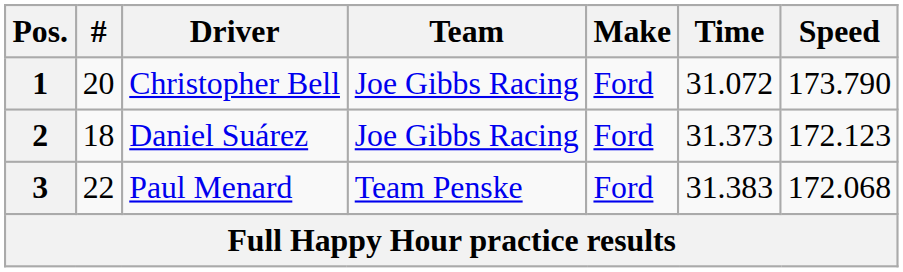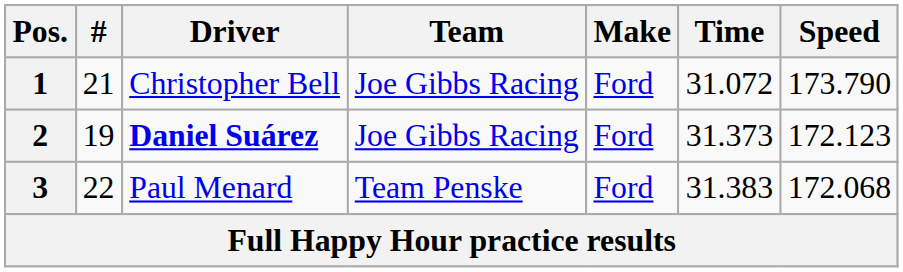(99, 83) 20 -> (99, 83) 21
(99, 135) 18 -> (99, 135) 19
(219, 135) normal -> (224, 135) bold
